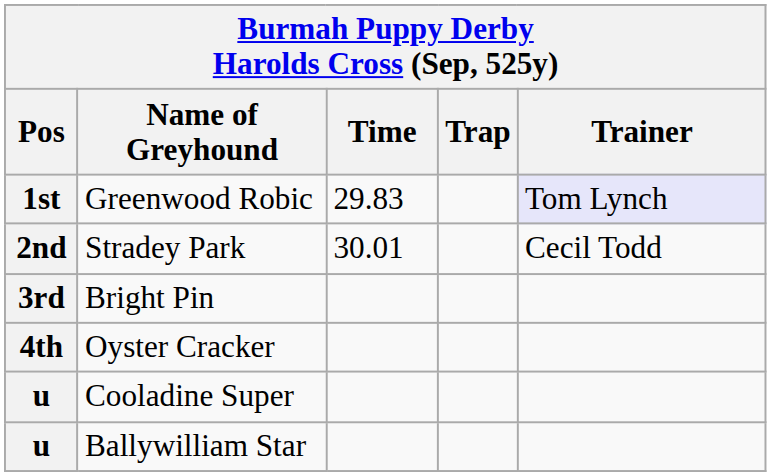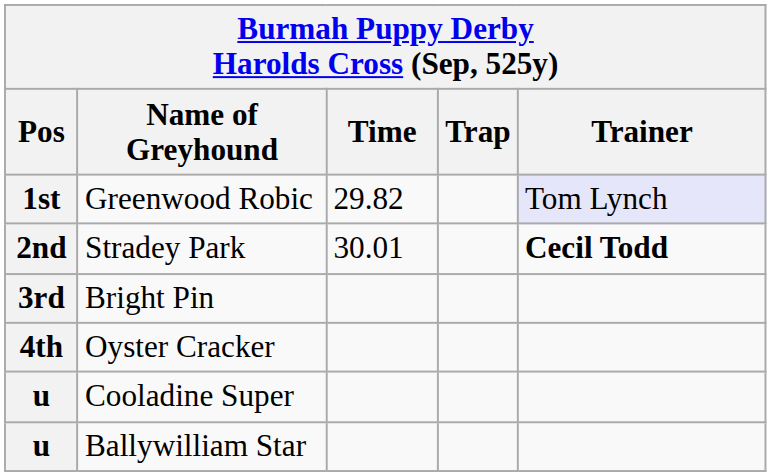(369, 198) 29.83 -> (369, 198) 29.82
(593, 247) normal -> (597, 247) bold
